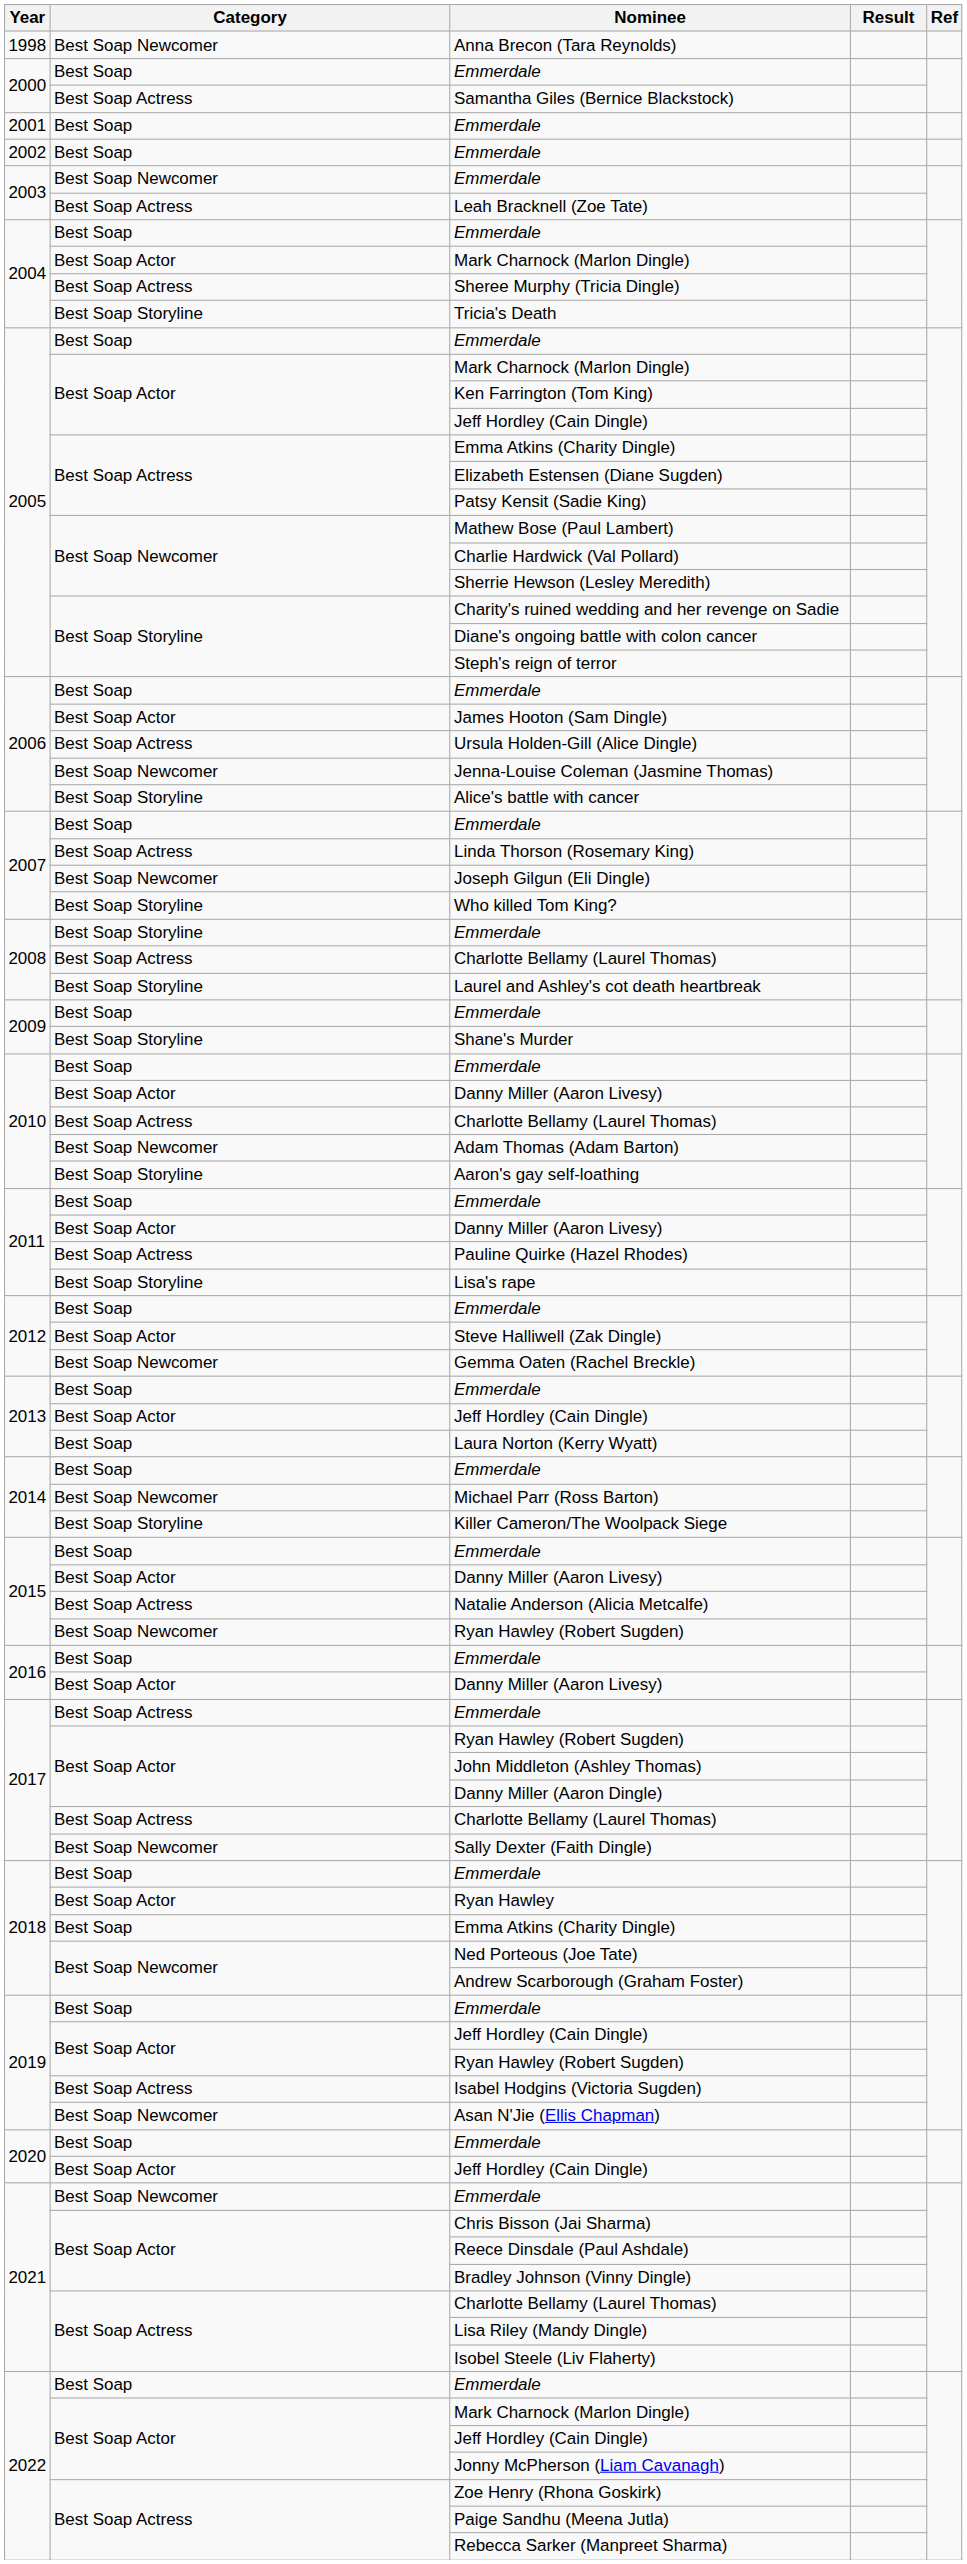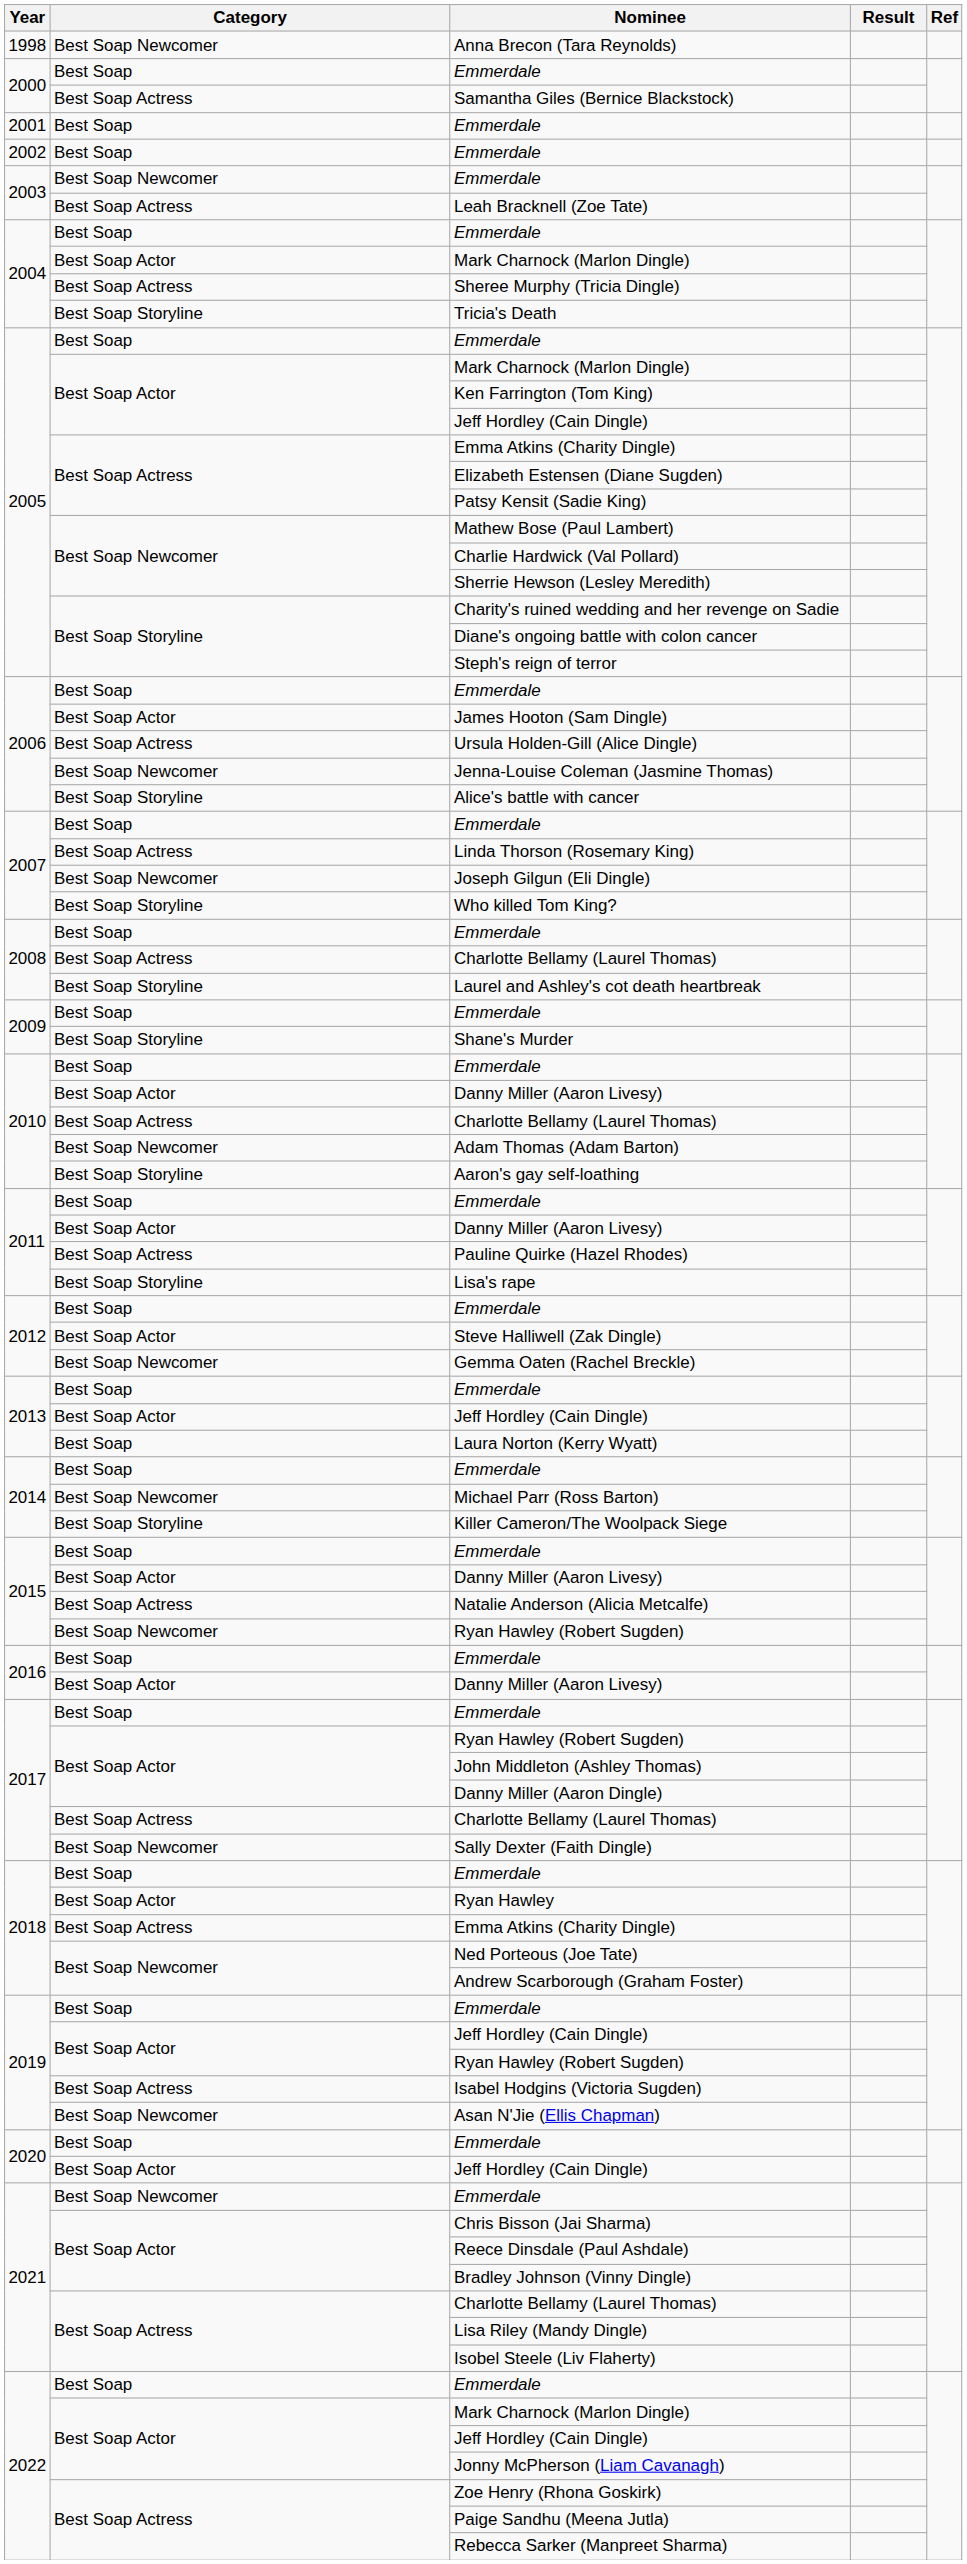(128, 932) Best Soap Storyline -> (93, 932) Best Soap
(123, 1712) Best Soap Actress -> (93, 1712) Best Soap
(93, 1927) Best Soap -> (123, 1927) Best Soap Actress
